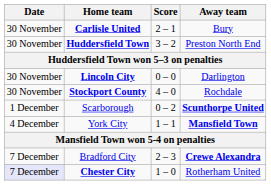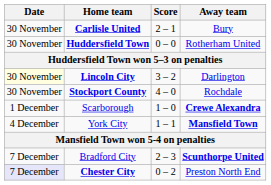(166, 44) 3 – 2 -> (166, 44) 0 – 0
(223, 44) Preston North End -> (223, 44) Rotherham United
(34, 76) no background -> (34, 76) lightyellow background
(166, 76) 0 – 0 -> (166, 76) 3 – 2
(166, 108) 0 – 2 -> (166, 108) 1 – 0
(223, 108) Scunthorpe United -> (223, 108) Crewe Alexandra
(223, 156) Crewe Alexandra -> (223, 156) Scunthorpe United
(166, 172) 1 – 0 -> (166, 172) 0 – 2
(223, 172) Rotherham United -> (223, 172) Preston North End
